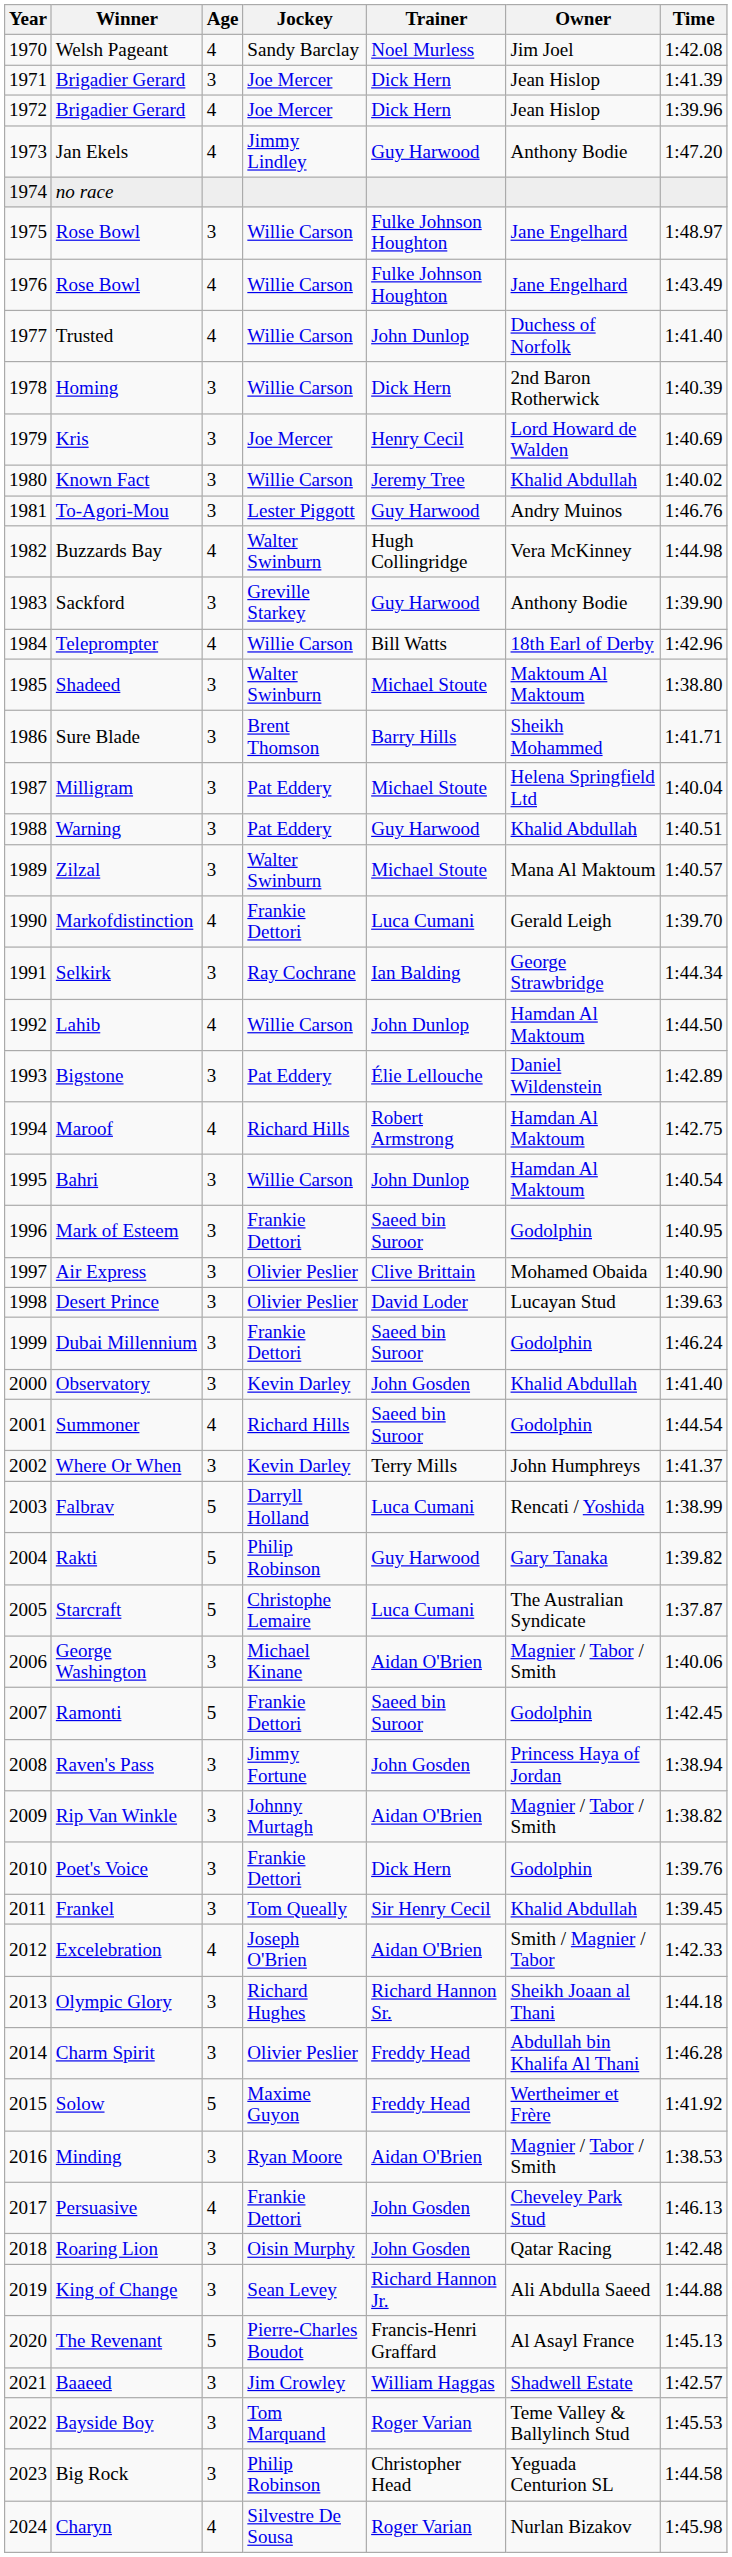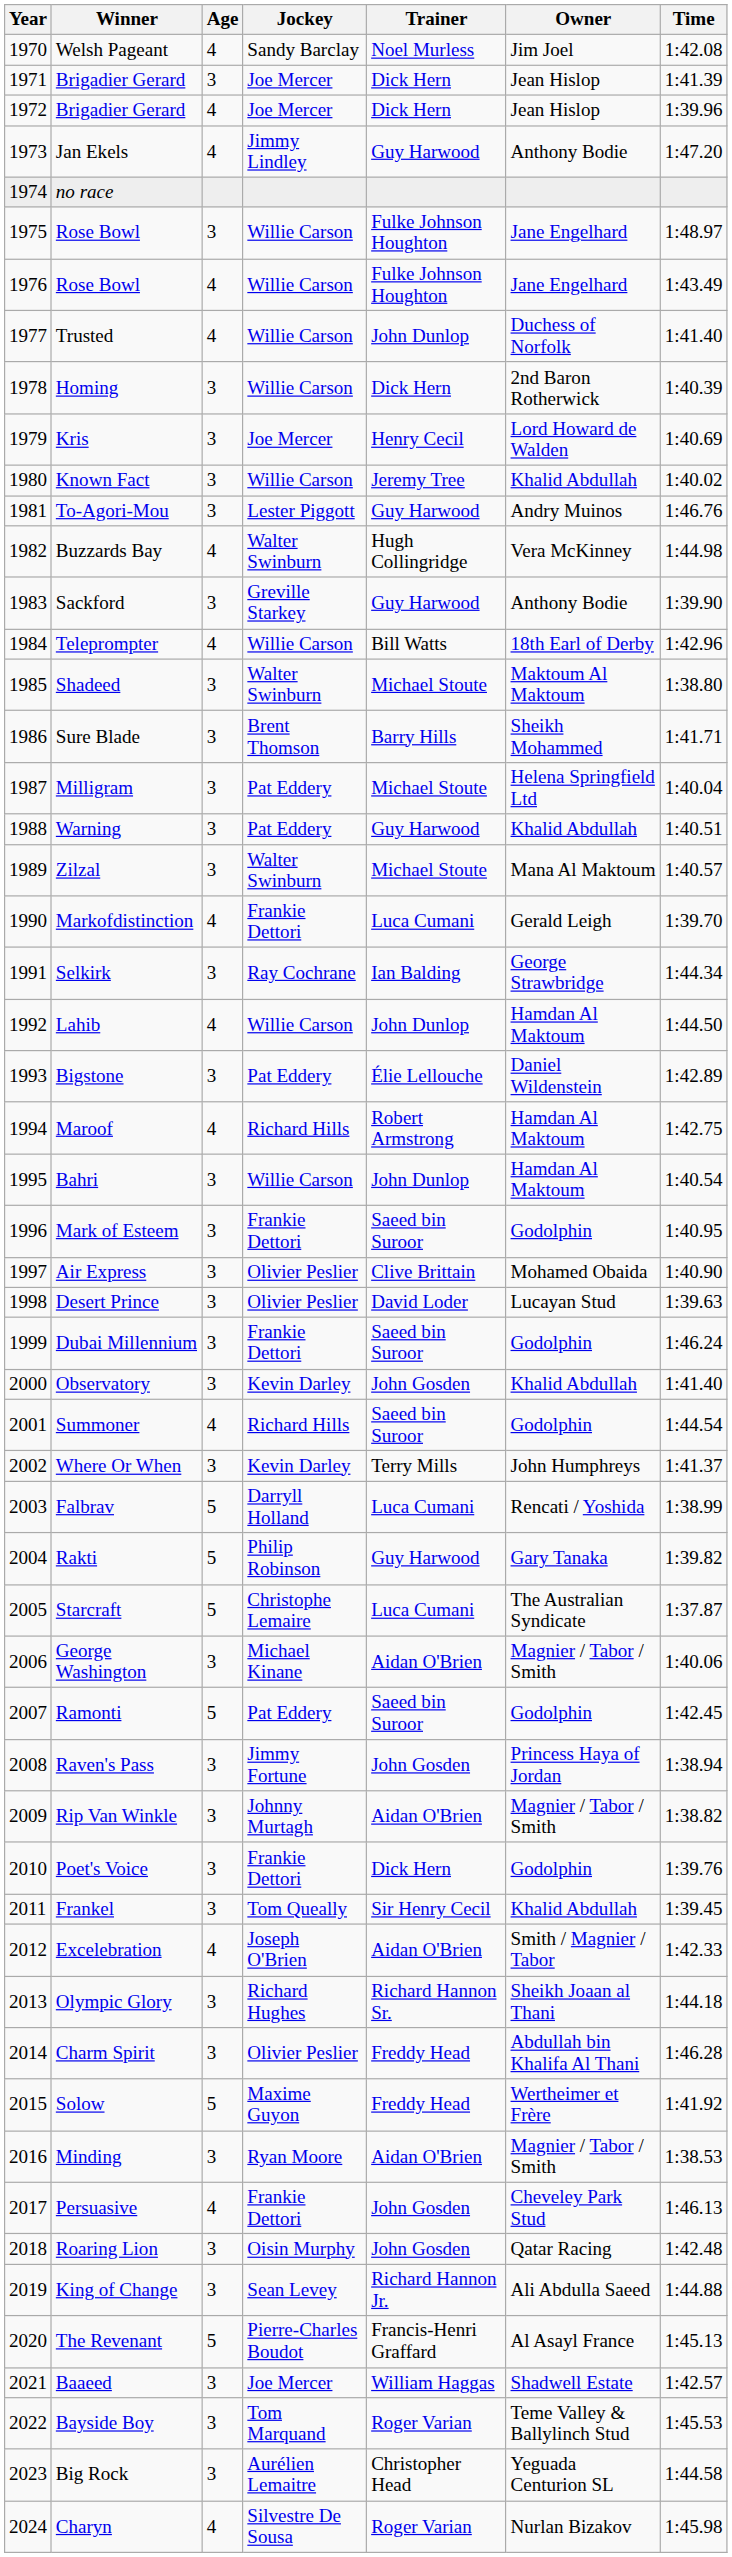(276, 1713) Frankie Dettori -> (289, 1713) Pat Eddery
(296, 2382) Jim Crowley -> (290, 2382) Joe Mercer
(284, 2474) Philip Robinson -> (282, 2474) Aurélien Lemaitre
